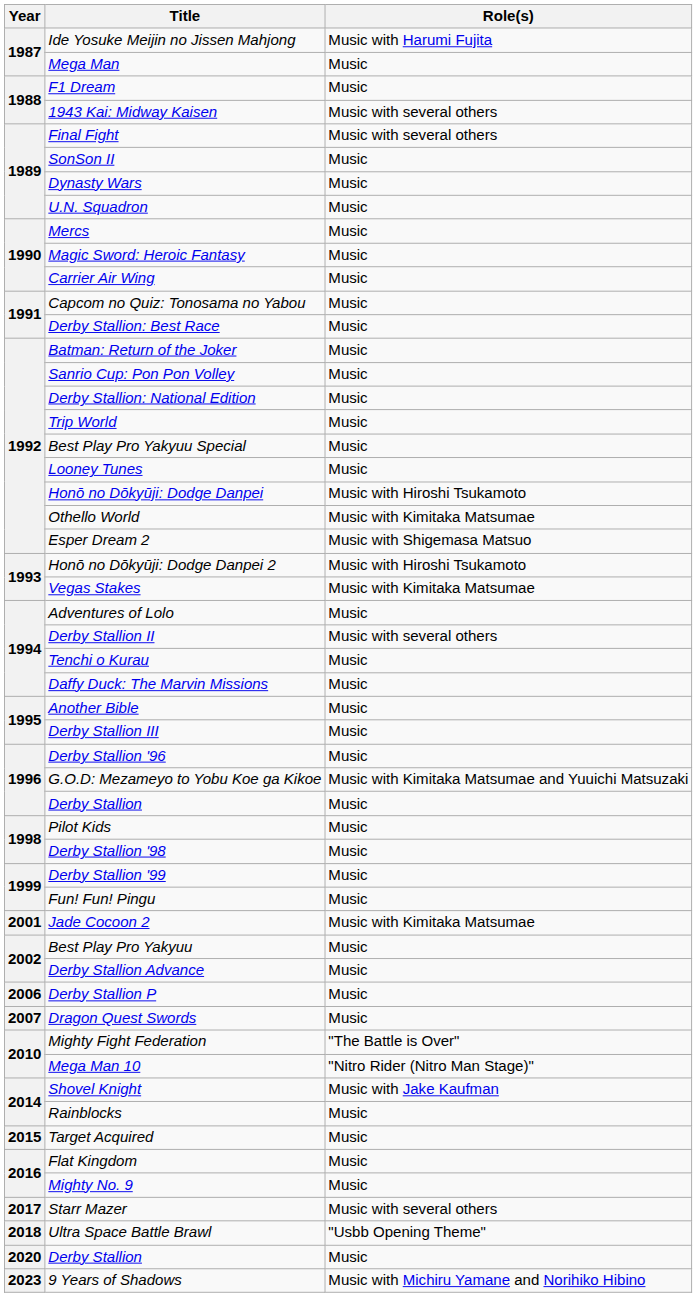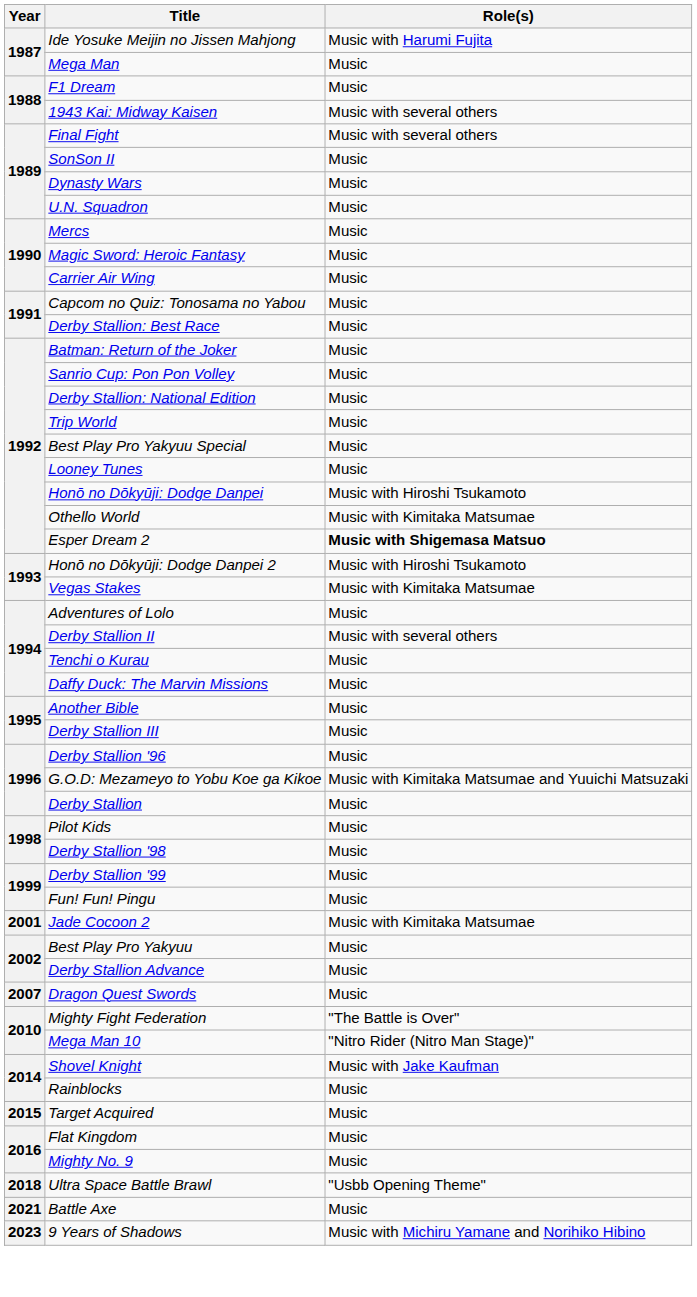(430, 541) normal -> (437, 541) bold
- row: (25, 994)
- row: (25, 1209)
- row: (25, 1256)
+ row: (25, 1209)
